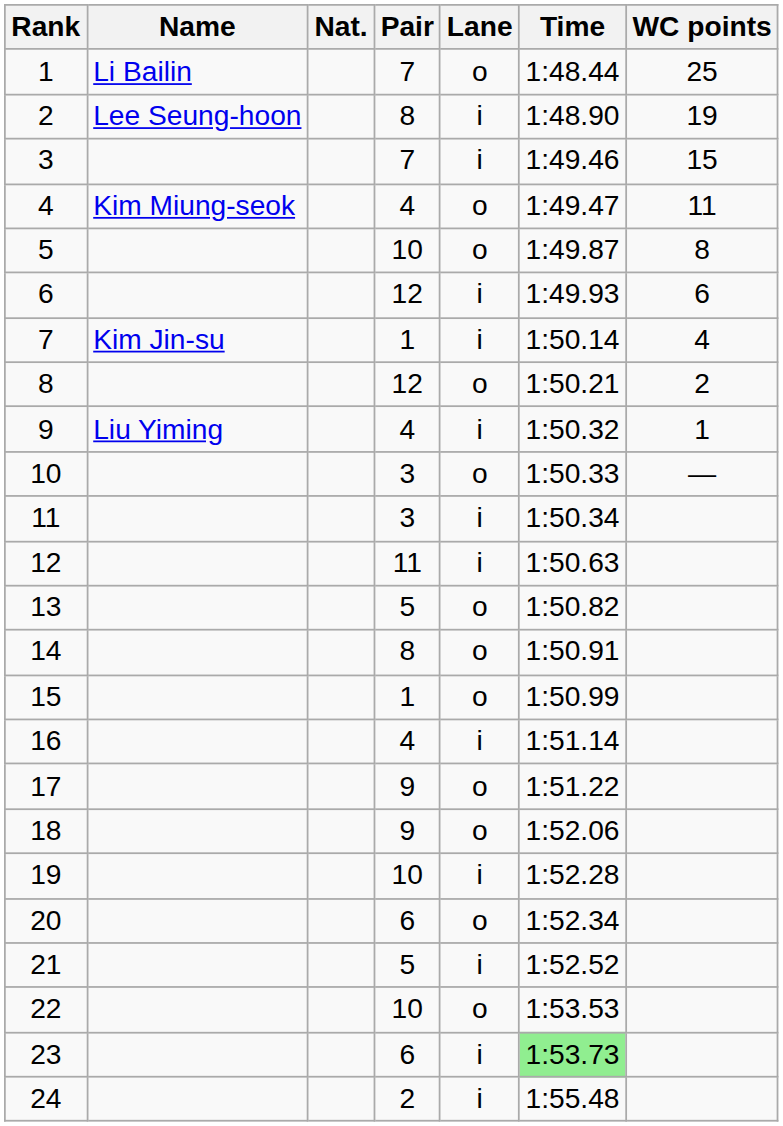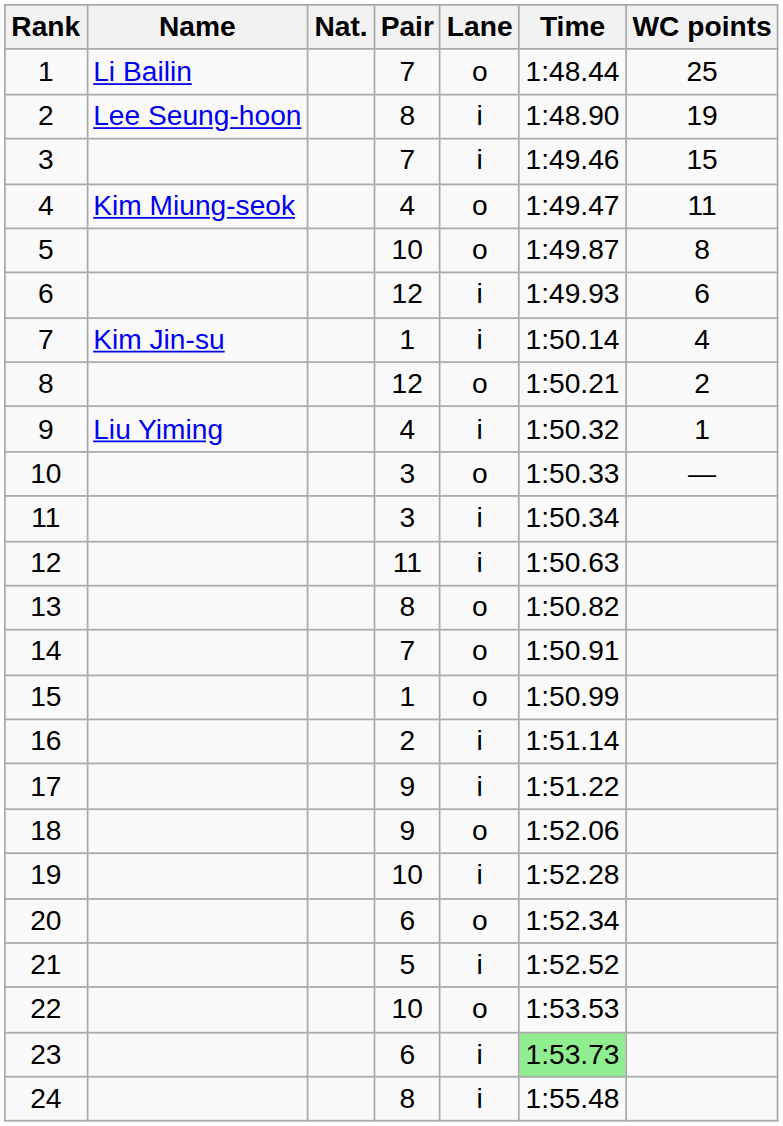(407, 607) 5 -> (407, 607) 8
(407, 652) 8 -> (407, 652) 7
(407, 741) 4 -> (407, 741) 2
(480, 786) o -> (480, 786) i
(407, 1098) 2 -> (407, 1098) 8
